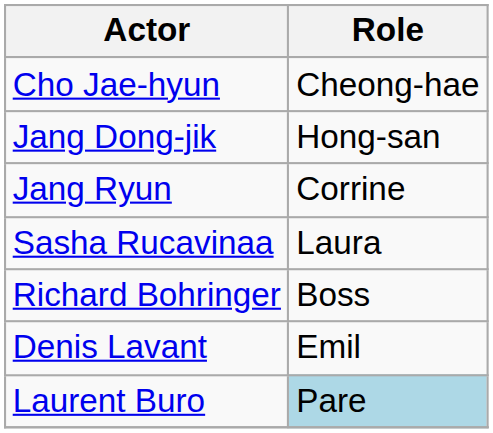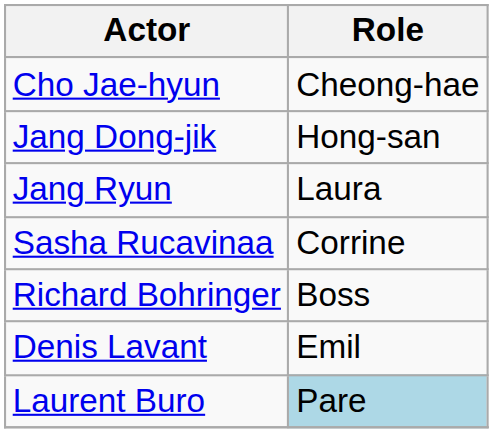(351, 189) Corrine -> (339, 189) Laura
(339, 242) Laura -> (351, 242) Corrine
